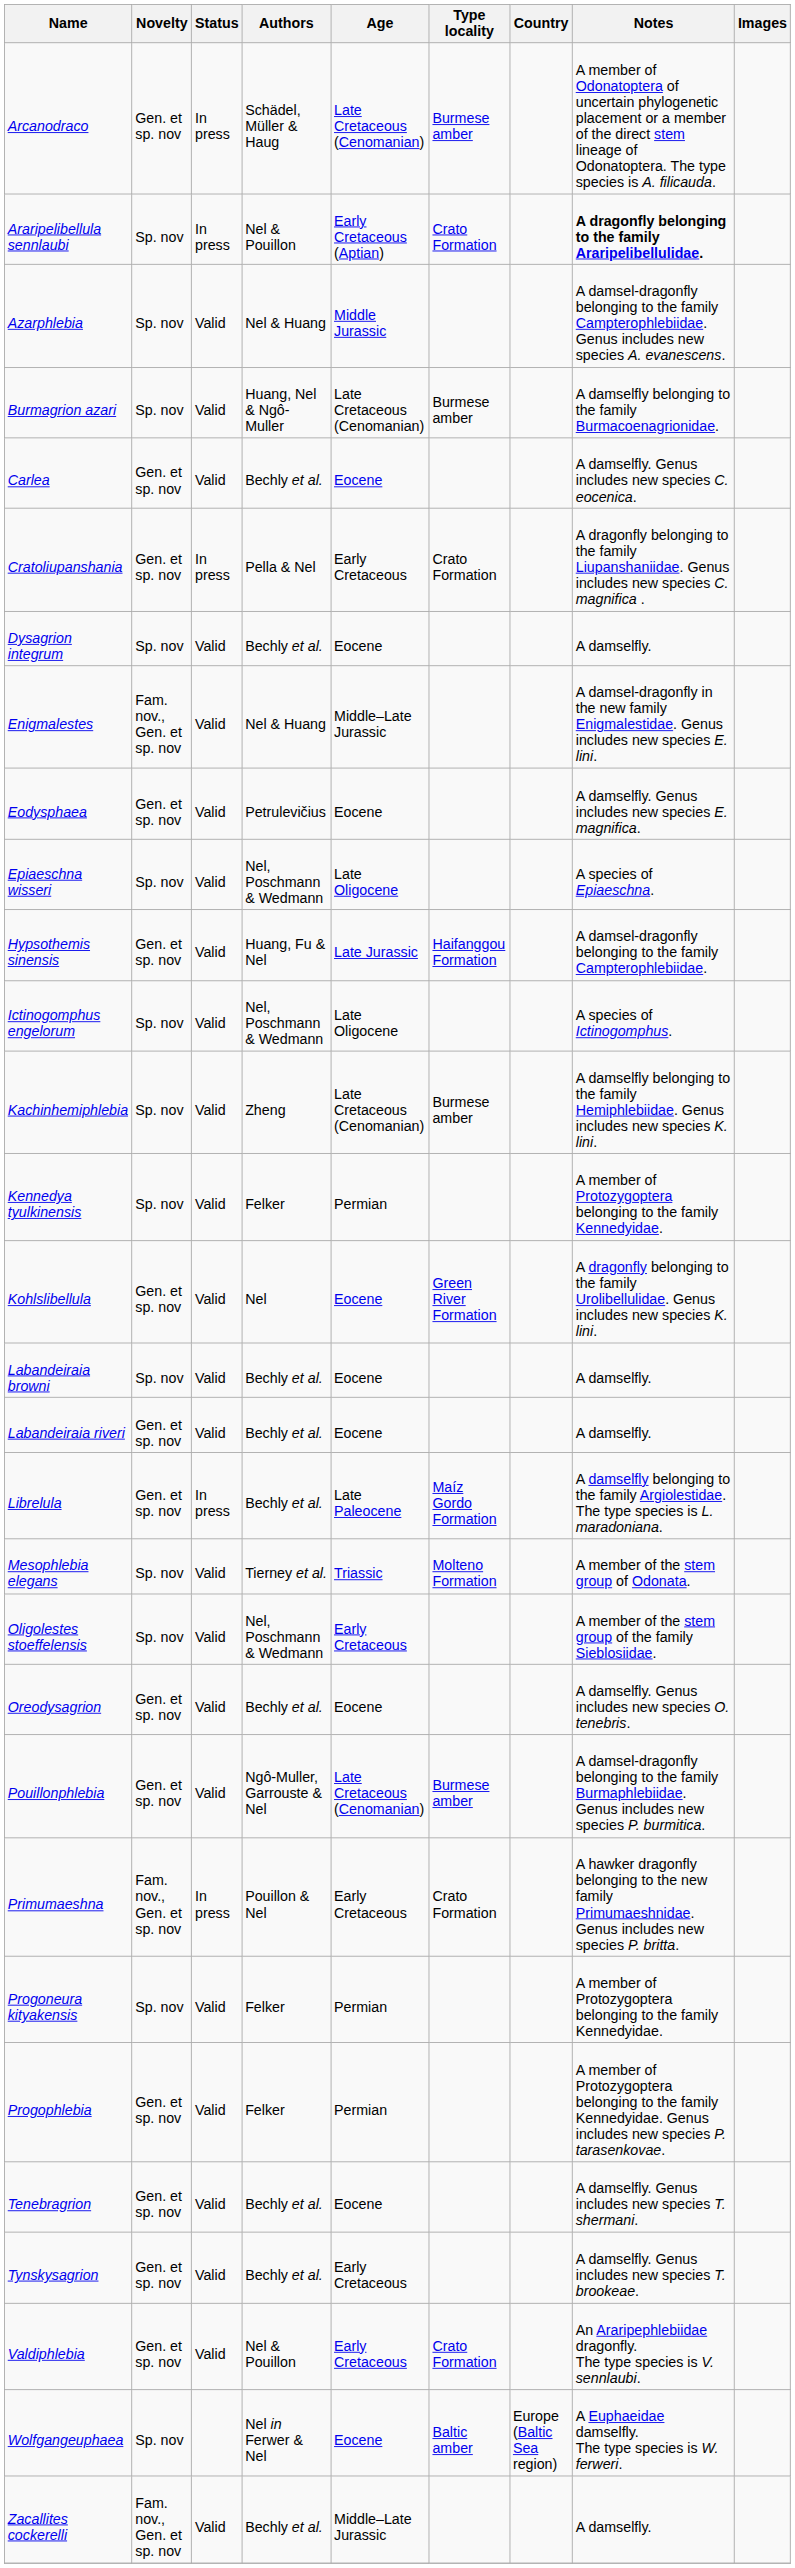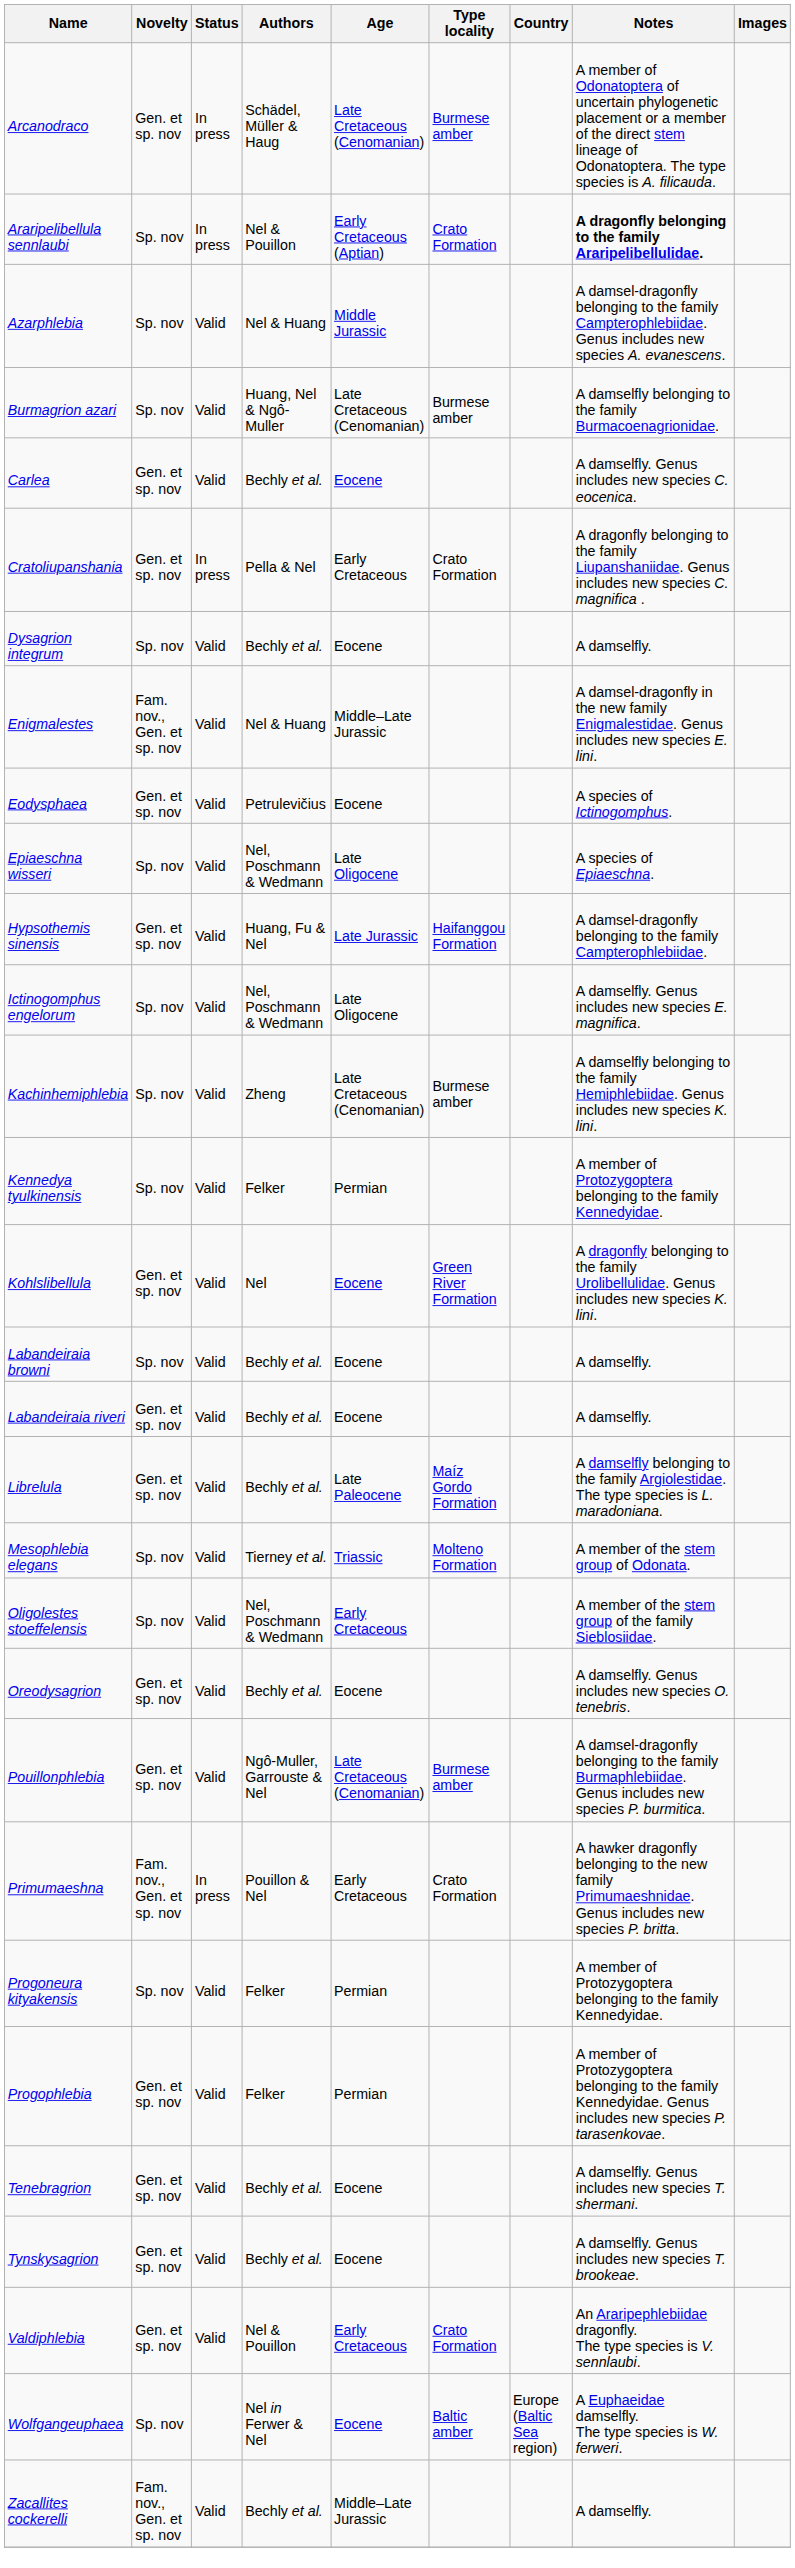(652, 811) A damselfly. Genus includes new species E. magnifica. -> (624, 803) A species of Ictinogomphus.
(624, 1023) A species of Ictinogomphus. -> (652, 1007) A damselfly. Genus includes new species E. magnifica.
(212, 1503) In press -> (210, 1487) Valid
(370, 2275) Early Cretaceous -> (358, 2259) Eocene
